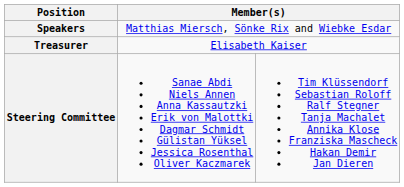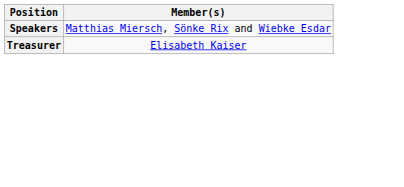- row: (61, 118)
